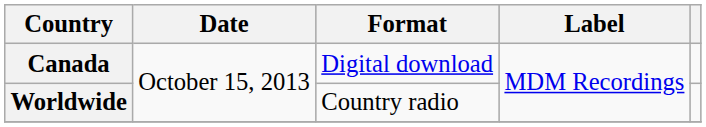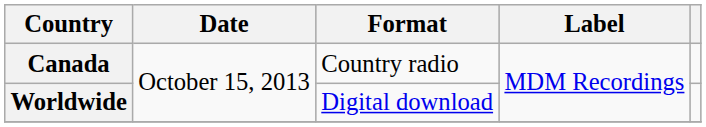(407, 63) Digital download -> (390, 63) Country radio
(390, 102) Country radio -> (407, 102) Digital download
